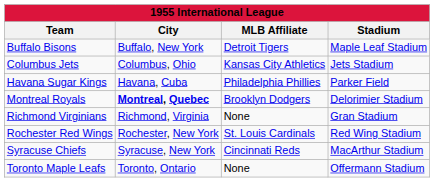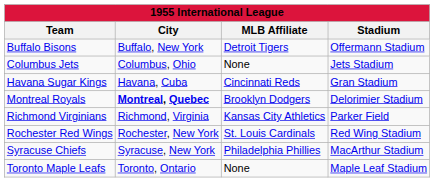(379, 47) Maple Leaf Stadium -> (377, 47) Offermann Stadium
(275, 64) Kansas City Athletics -> (237, 64) None
(272, 82) Philadelphia Phillies -> (262, 82) Cincinnati Reds
(360, 82) Parker Field -> (364, 82) Gran Stadium
(237, 116) None -> (275, 116) Kansas City Athletics
(364, 116) Gran Stadium -> (360, 116) Parker Field
(262, 151) Cincinnati Reds -> (272, 151) Philadelphia Phillies
(377, 168) Offermann Stadium -> (379, 168) Maple Leaf Stadium
